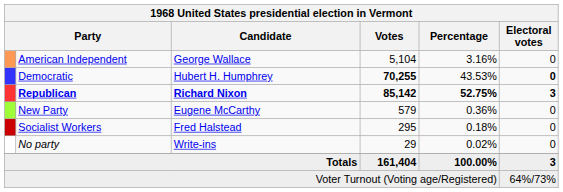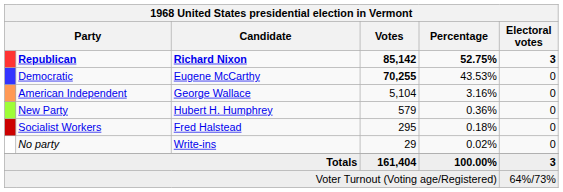rows swapped: (47, 93) <-> (73, 59)
(223, 76) Hubert H. Humphrey -> (217, 76) Eugene McCarthy
(553, 76) bold -> (553, 76) normal
(217, 111) Eugene McCarthy -> (223, 111) Hubert H. Humphrey
